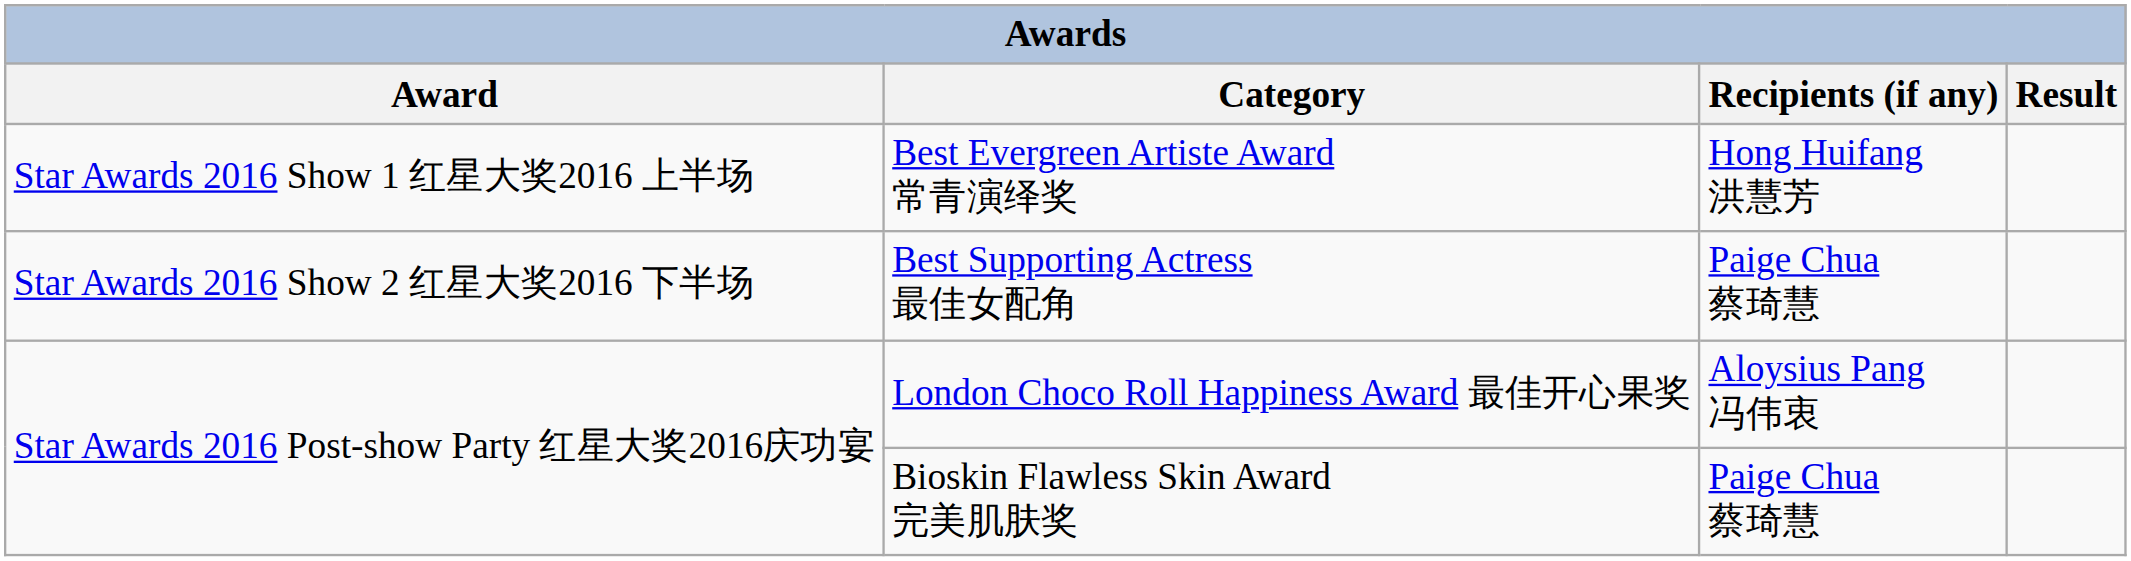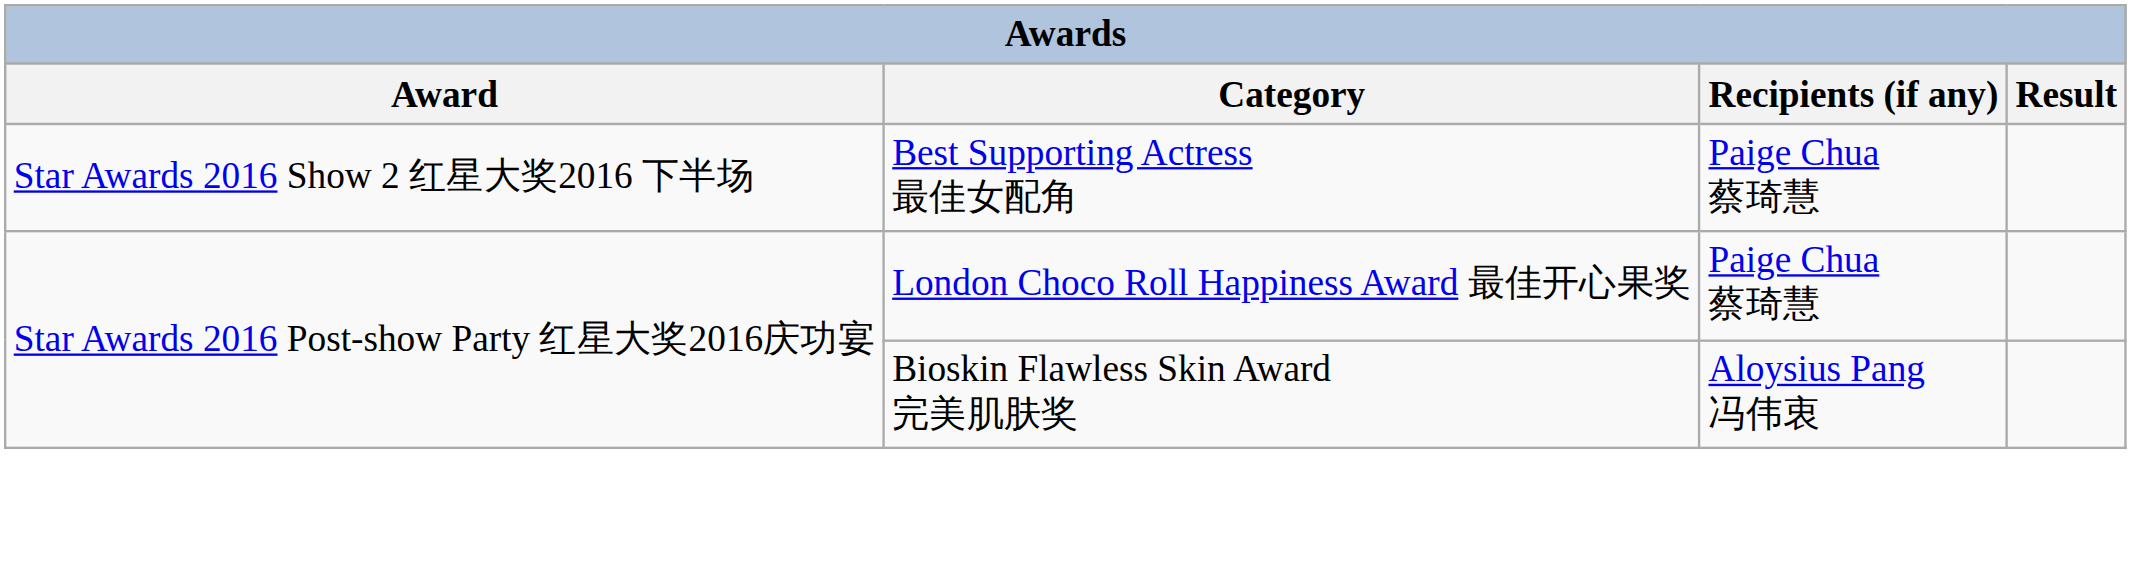- row: (1113, 174)
(1817, 390) Aloysius Pang 冯伟衷 -> (1794, 282) Paige Chua 蔡琦慧
(1794, 498) Paige Chua 蔡琦慧 -> (1817, 390) Aloysius Pang 冯伟衷
